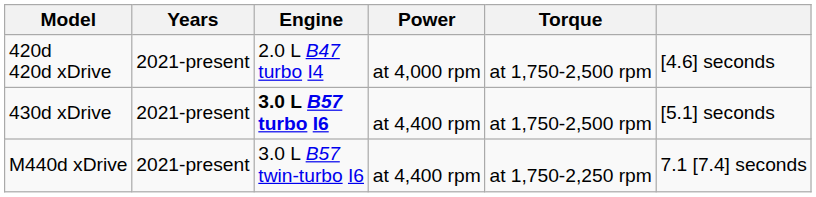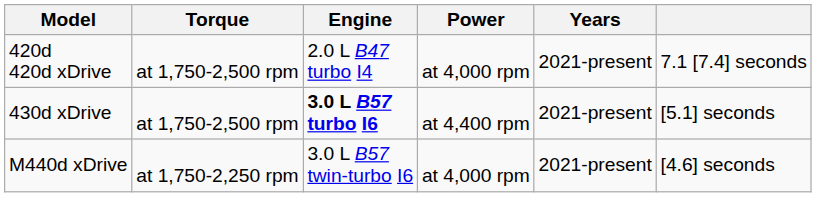columns swapped: (193, 19) <-> (571, 19)
(718, 60) [4.6] seconds -> (734, 60) 7.1 [7.4] seconds
(427, 175) at 4,400 rpm -> (476, 175) at 4,000 rpm
(734, 165) 7.1 [7.4] seconds -> (718, 165) [4.6] seconds
